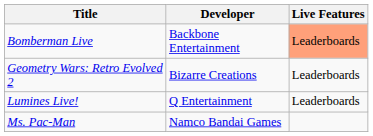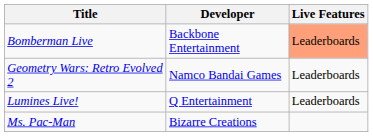(213, 75) Bizarre Creations -> (225, 75) Namco Bandai Games
(225, 121) Namco Bandai Games -> (213, 121) Bizarre Creations
